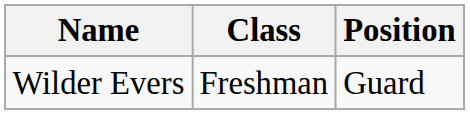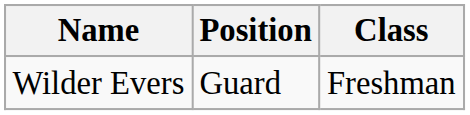columns swapped: (399, 30) <-> (264, 30)
